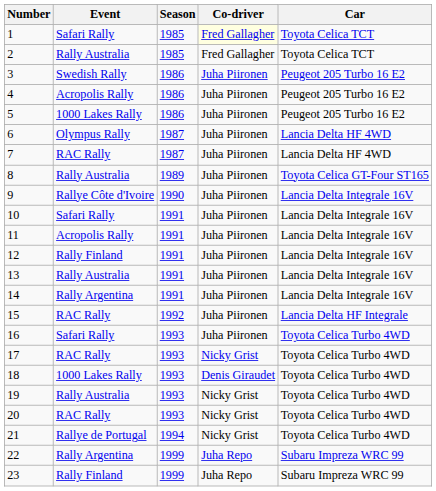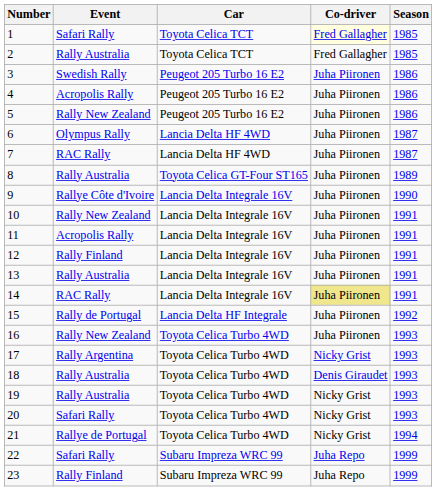columns swapped: (178, 14) <-> (355, 14)
(99, 114) 1000 Lakes Rally -> (103, 114) Rally New Zealand
(85, 215) Safari Rally -> (103, 215) Rally New Zealand
(95, 295) Rally Argentina -> (83, 295) RAC Rally
(234, 295) no background -> (347, 295) khaki background
(83, 315) RAC Rally -> (99, 315) Rally de Portugal
(85, 335) Safari Rally -> (103, 335) Rally New Zealand
(83, 355) RAC Rally -> (95, 355) Rally Argentina
(99, 375) 1000 Lakes Rally -> (93, 375) Rally Australia
(83, 415) RAC Rally -> (85, 415) Safari Rally
(95, 455) Rally Argentina -> (85, 455) Safari Rally
